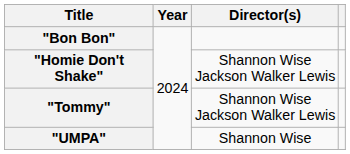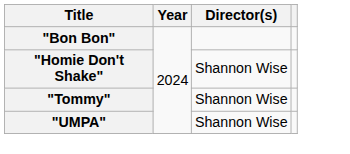(265, 68) Shannon Wise Jackson Walker Lewis -> (241, 68) Shannon Wise
(265, 107) Shannon Wise Jackson Walker Lewis -> (241, 99) Shannon Wise
